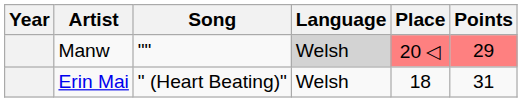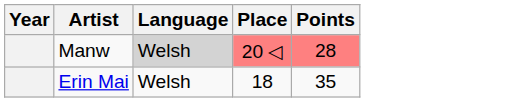- column: (212, 19)
(484, 50) 29 -> (326, 50) 28
(484, 81) 31 -> (326, 81) 35
